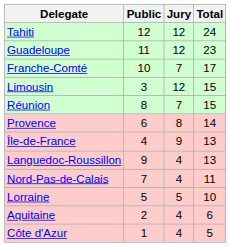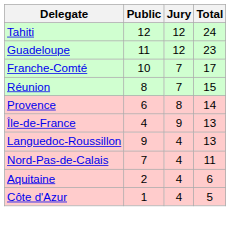- row: (30, 87)
- row: (28, 197)
